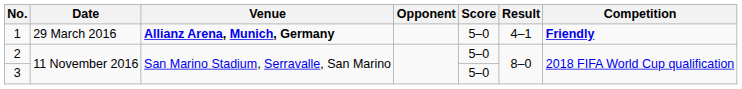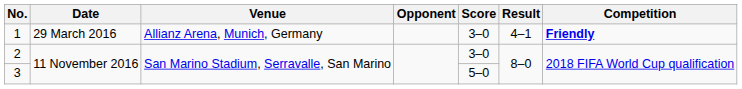(239, 34) bold -> (233, 34) normal
(479, 34) 5–0 -> (479, 34) 3–0
(479, 53) 5–0 -> (479, 53) 3–0
